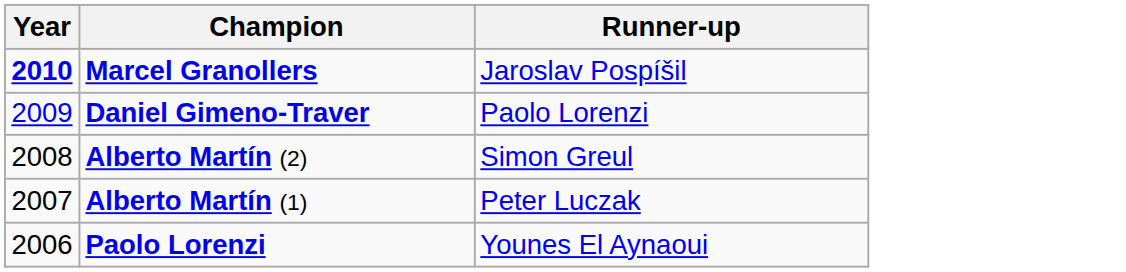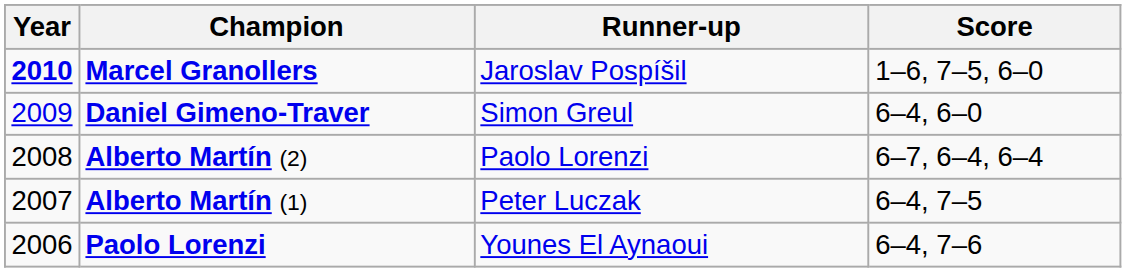+ column: (995, 27)
(564, 114) Paolo Lorenzi -> (557, 114) Simon Greul
(557, 157) Simon Greul -> (564, 157) Paolo Lorenzi
